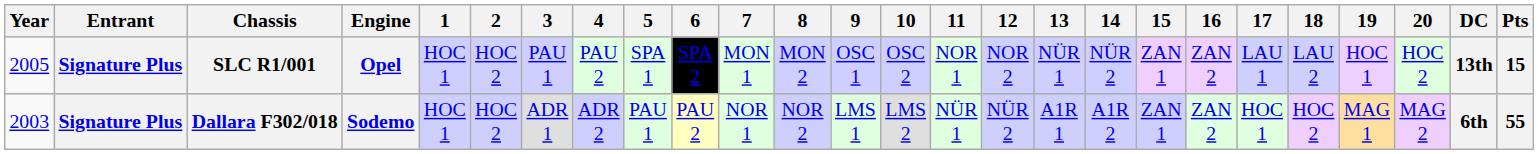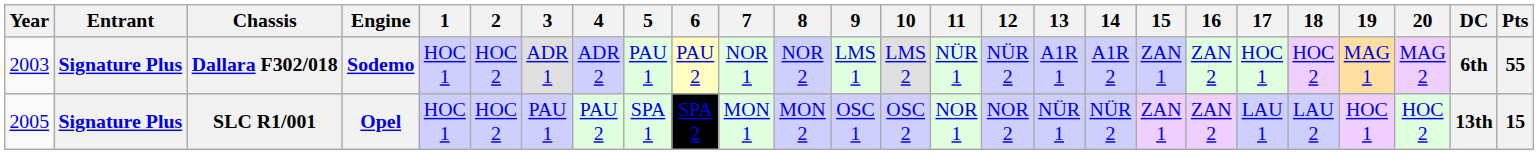rows swapped: (265, 121) <-> (265, 64)
